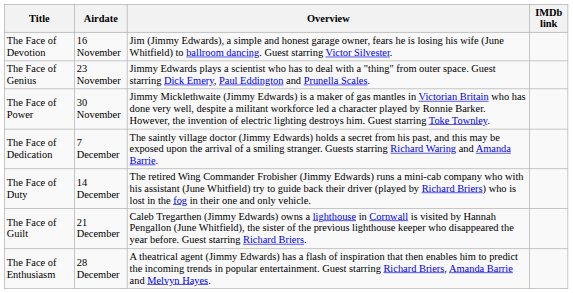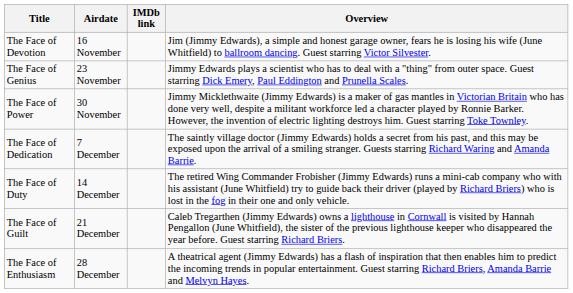columns swapped: (328, 18) <-> (549, 18)
